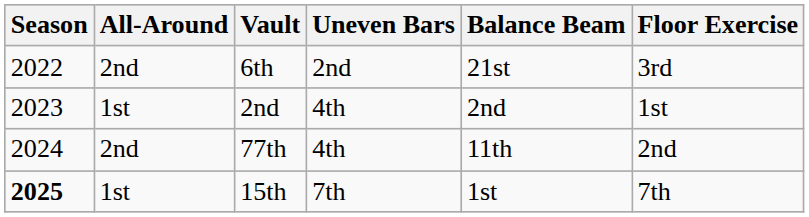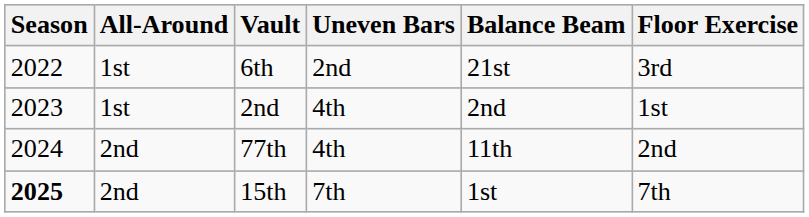(119, 66) 2nd -> (115, 66) 1st
(115, 190) 1st -> (119, 190) 2nd
